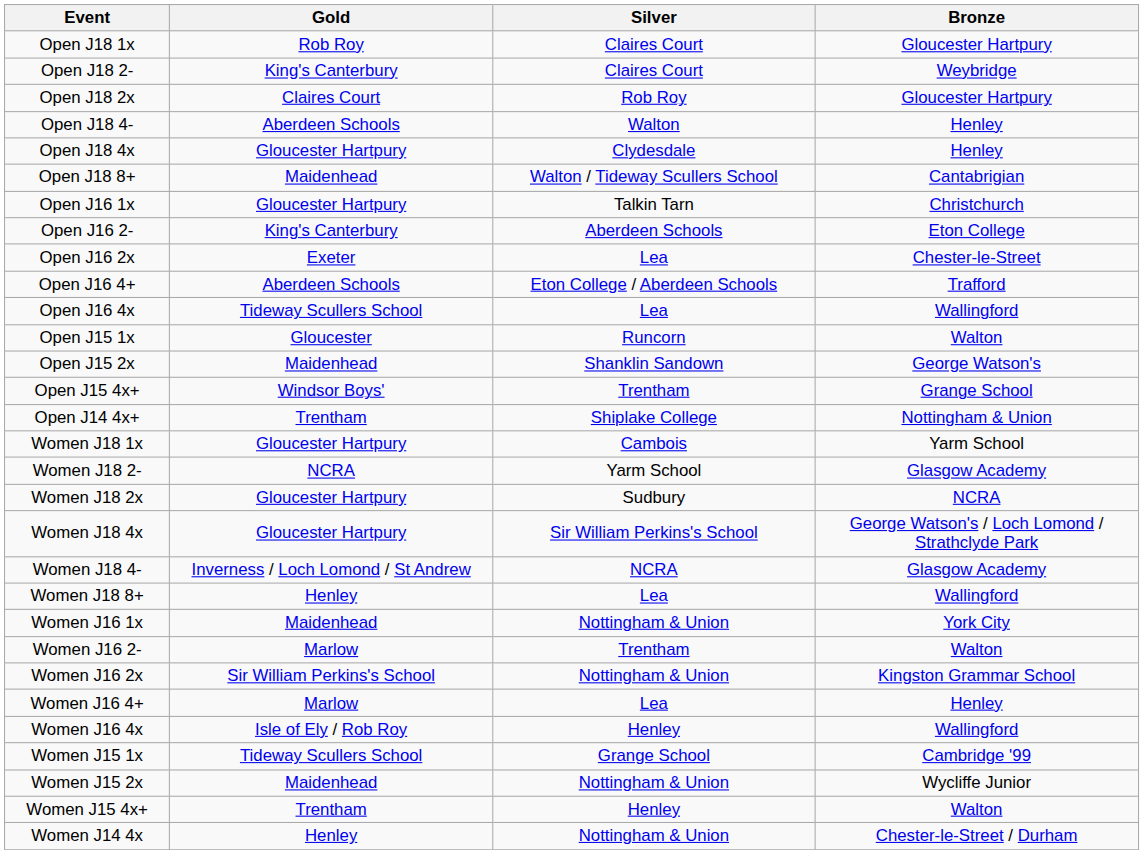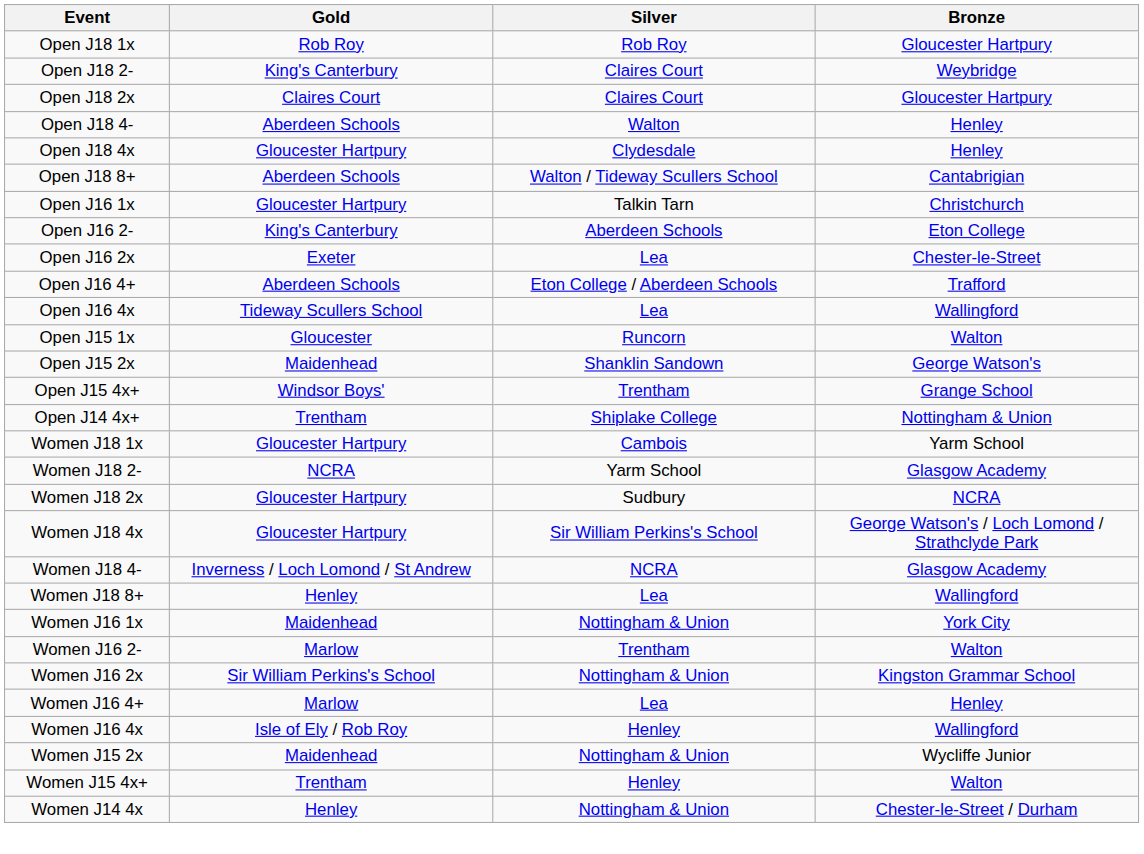(654, 44) Claires Court -> (654, 44) Rob Roy
(654, 97) Rob Roy -> (654, 97) Claires Court
(331, 177) Maidenhead -> (331, 177) Aberdeen Schools
- row: (87, 756)
